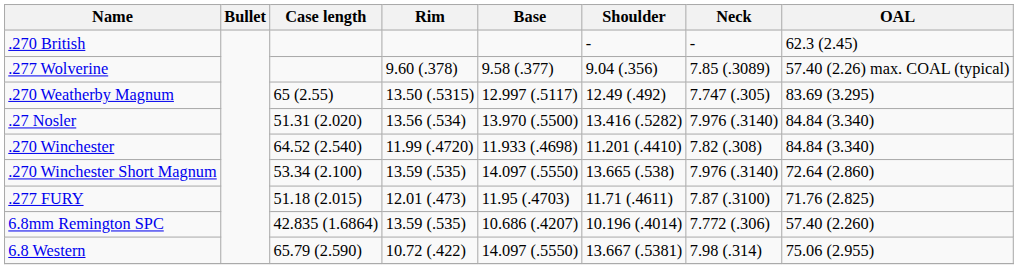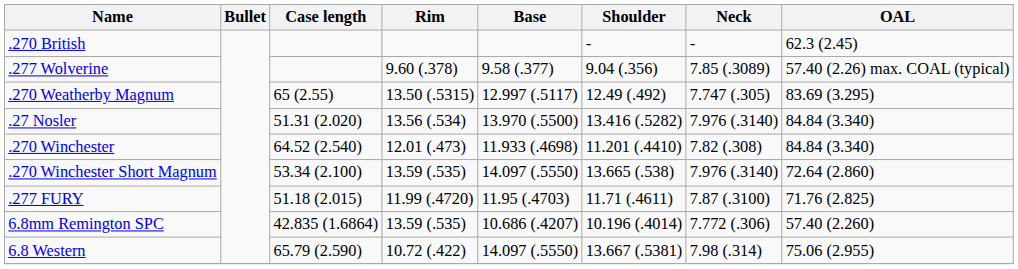(430, 146) 11.99 (.4720) -> (426, 146) 12.01 (.473)
(426, 198) 12.01 (.473) -> (430, 198) 11.99 (.4720)
